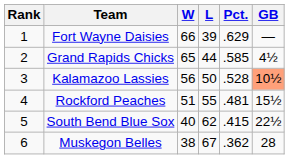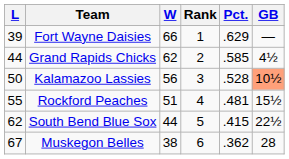columns swapped: (24, 15) <-> (209, 15)
(188, 57) 65 -> (170, 57) 62
(188, 121) 40 -> (170, 121) 44
